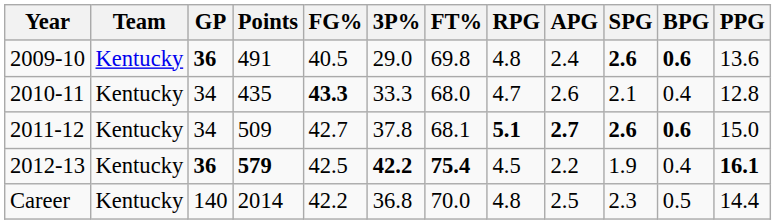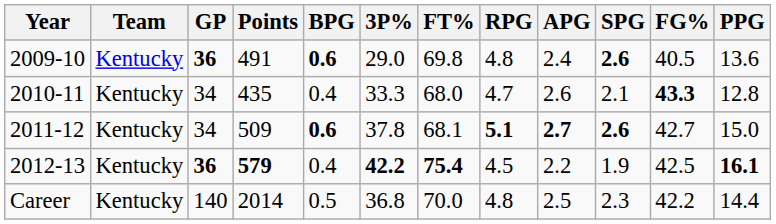columns swapped: (335, 22) <-> (686, 22)
